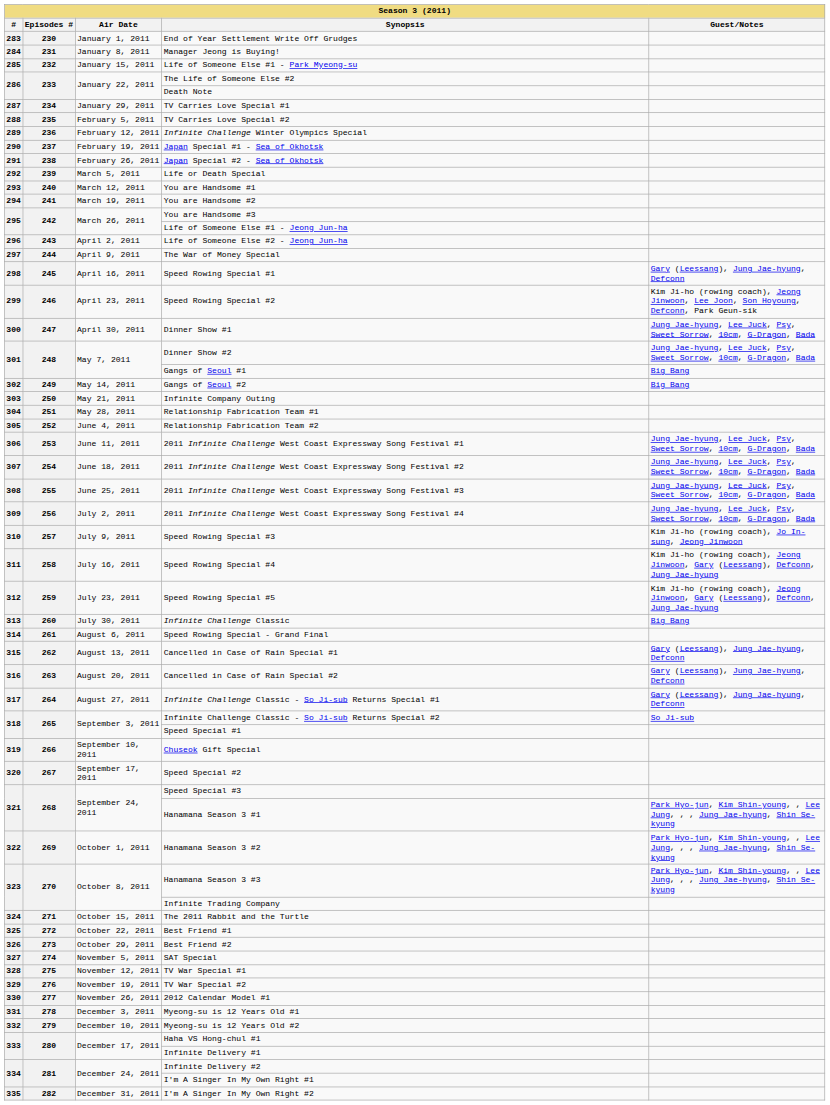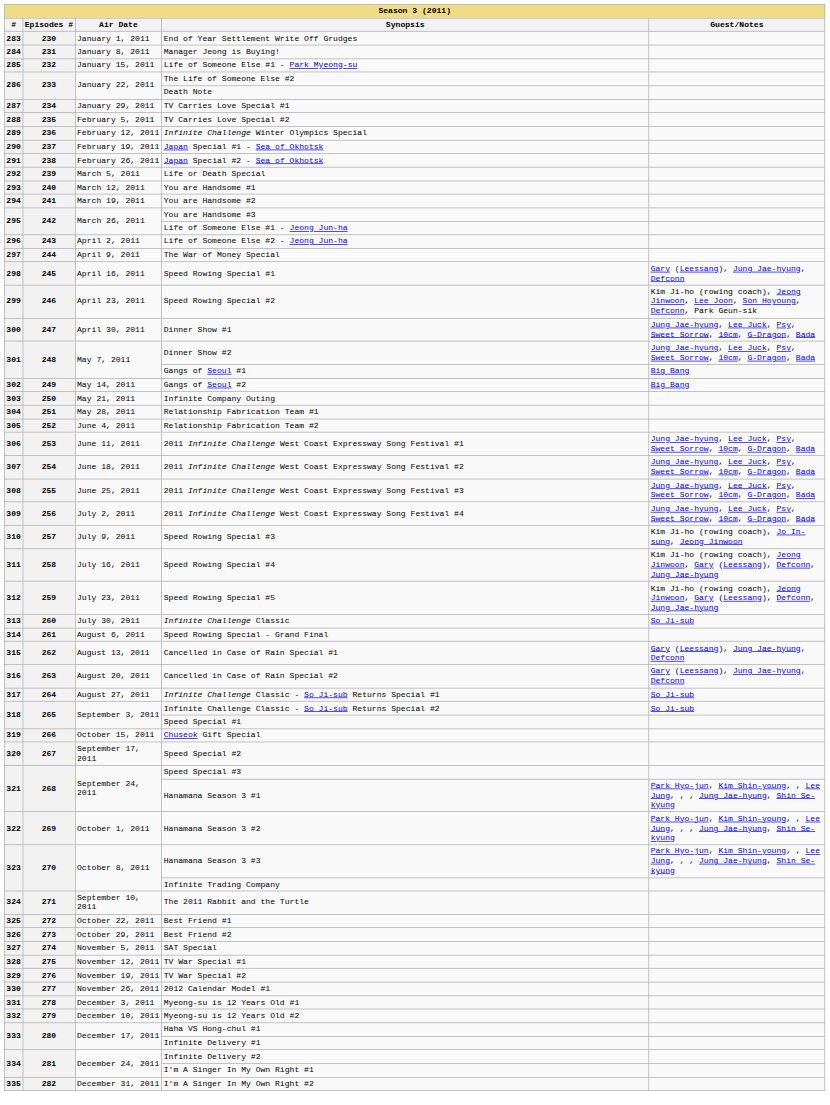(670, 621) Big Bang -> (672, 621) So Ji-sub
(728, 699) Gary (Leessang), Jung Jae-hyung, Defconn -> (672, 694) So Ji-sub
(108, 750) September 10, 2011 -> (116, 735) October 15, 2011
(116, 917) October 15, 2011 -> (108, 902) September 10, 2011
